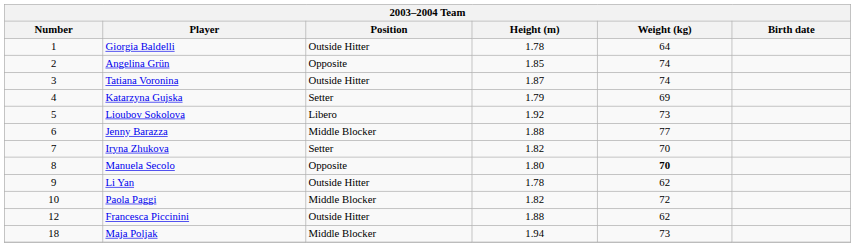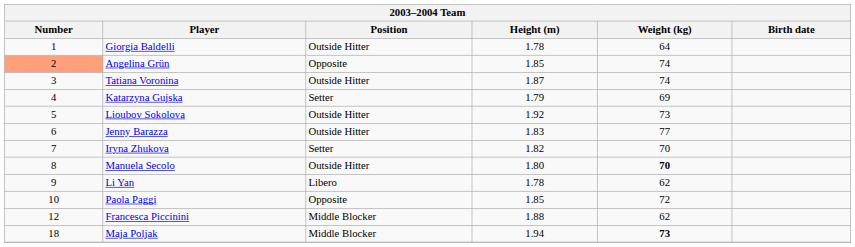(54, 64) no background -> (54, 64) lightsalmon background
(323, 115) Libero -> (339, 115) Outside Hitter
(342, 132) Middle Blocker -> (339, 132) Outside Hitter
(535, 132) 1.88 -> (535, 132) 1.83
(328, 166) Opposite -> (339, 166) Outside Hitter
(339, 183) Outside Hitter -> (323, 183) Libero
(342, 200) Middle Blocker -> (328, 200) Opposite
(535, 200) 1.82 -> (535, 200) 1.85
(339, 217) Outside Hitter -> (342, 217) Middle Blocker
(665, 234) normal -> (665, 234) bold
